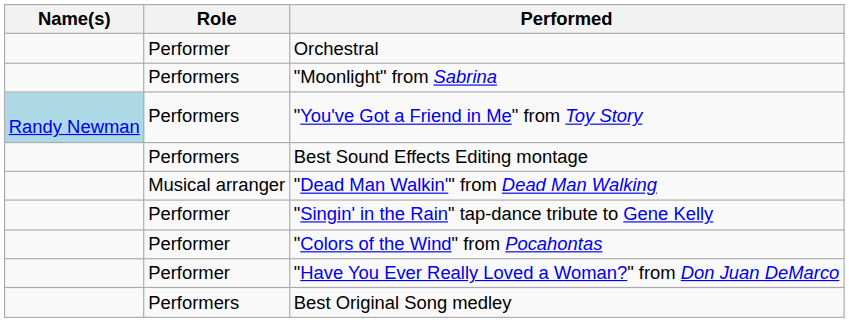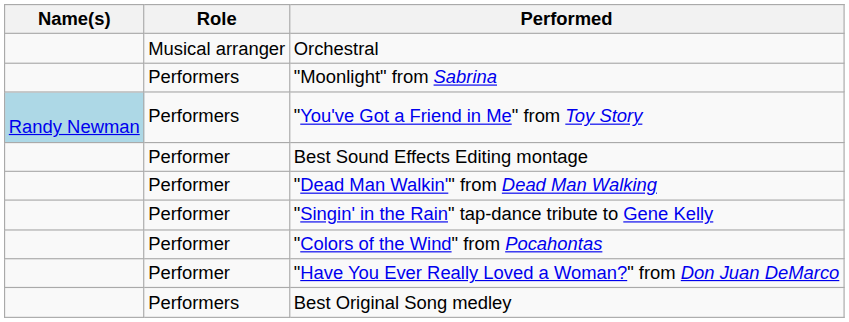(189, 48) Performer -> (217, 48) Musical arranger
(194, 156) Performers -> (189, 156) Performer
(217, 185) Musical arranger -> (189, 185) Performer
